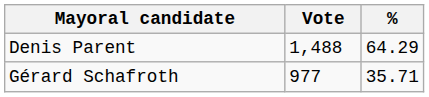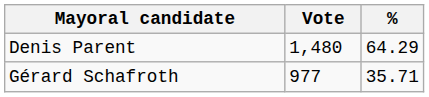(316, 48) 1,488 -> (316, 48) 1,480
